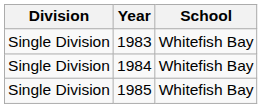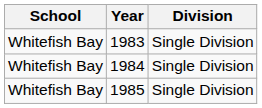columns swapped: (206, 16) <-> (59, 16)
